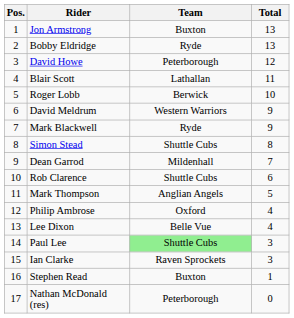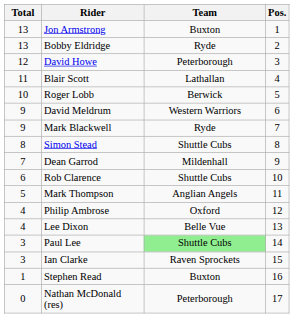columns swapped: (16, 12) <-> (270, 12)
